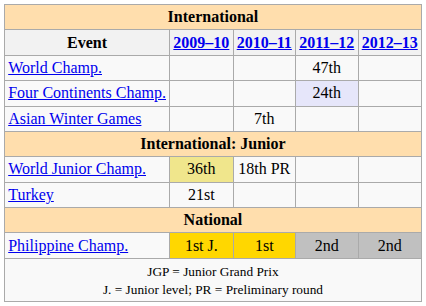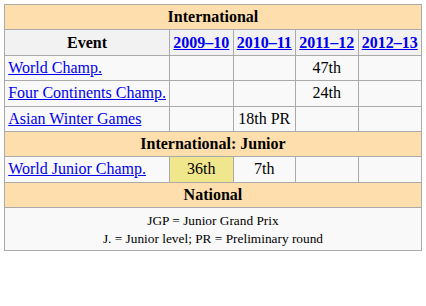(327, 93) lavender background -> (327, 93) no background
(264, 118) 7th -> (264, 118) 18th PR
(264, 169) 18th PR -> (264, 169) 7th
- row: (31, 194)
- row: (68, 245)
